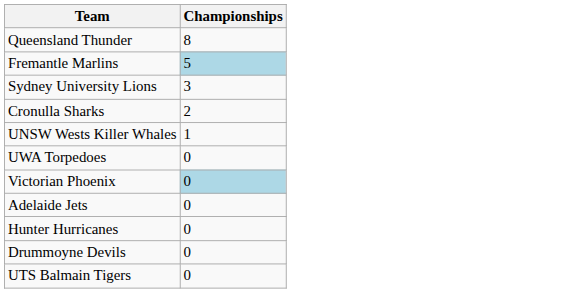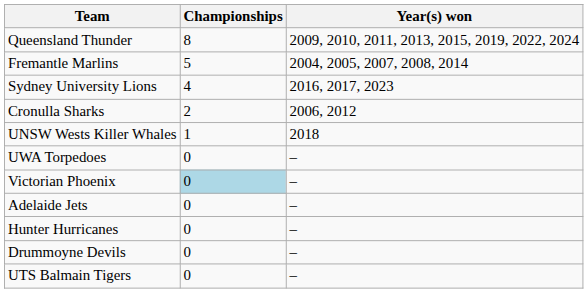+ column: (434, 16)
(187, 63) lightblue background -> (187, 63) no background
(187, 87) 3 -> (187, 87) 4
